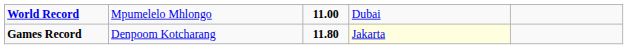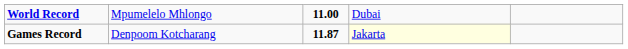(326, 34) 11.80 -> (326, 34) 11.87
